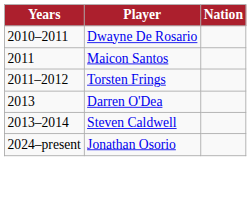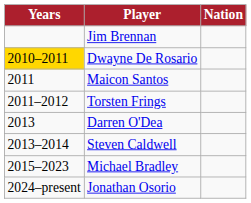+ row: (122, 36)
(38, 36) no background -> (38, 58) gold background
+ row: (133, 166)
